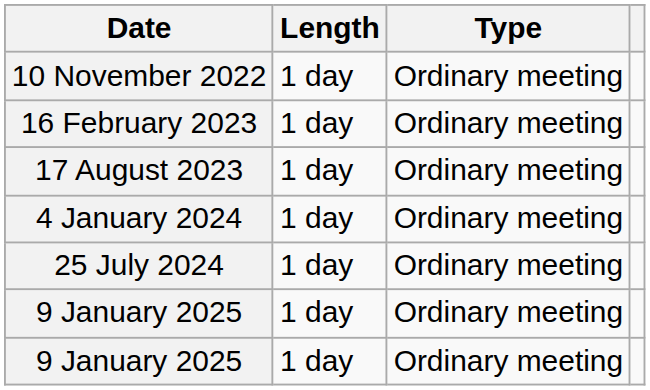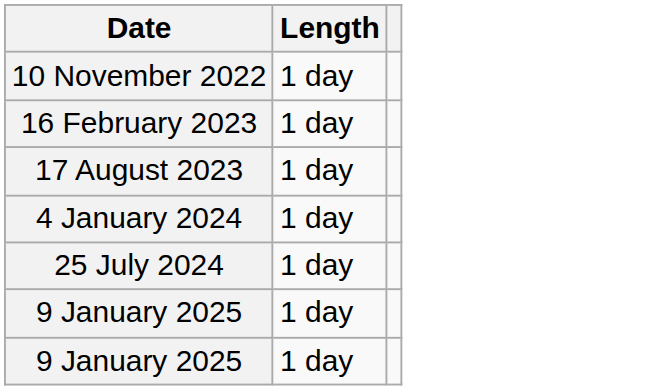- column: (508, 28)
